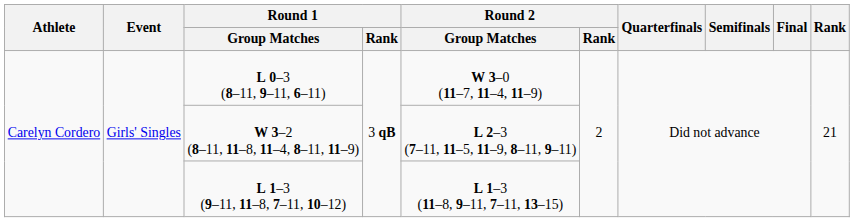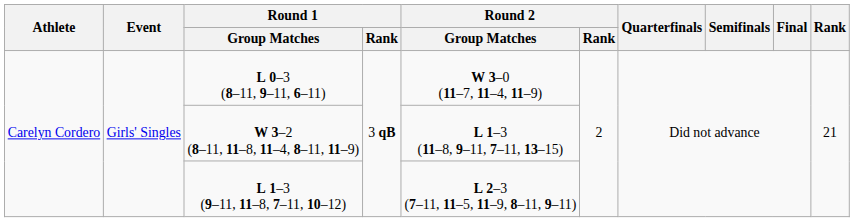(490, 141) L 2–3 (7–11, 11–5, 11–9, 8–11, 9–11) -> (490, 141) L 1–3 (11–8, 9–11, 7–11, 13–15)
(490, 197) L 1–3 (11–8, 9–11, 7–11, 13–15) -> (490, 197) L 2–3 (7–11, 11–5, 11–9, 8–11, 9–11)
